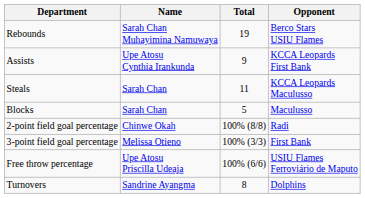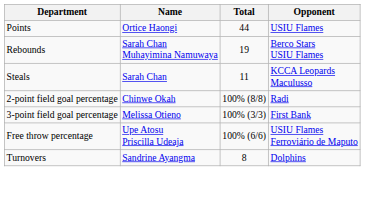+ row: (19, 28)
- row: (20, 61)
- row: (20, 110)
